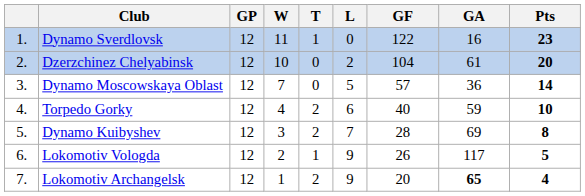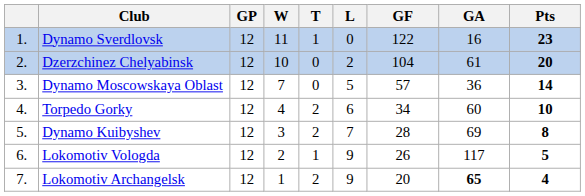(403, 109) 40 -> (403, 109) 34
(474, 109) 59 -> (474, 109) 60
